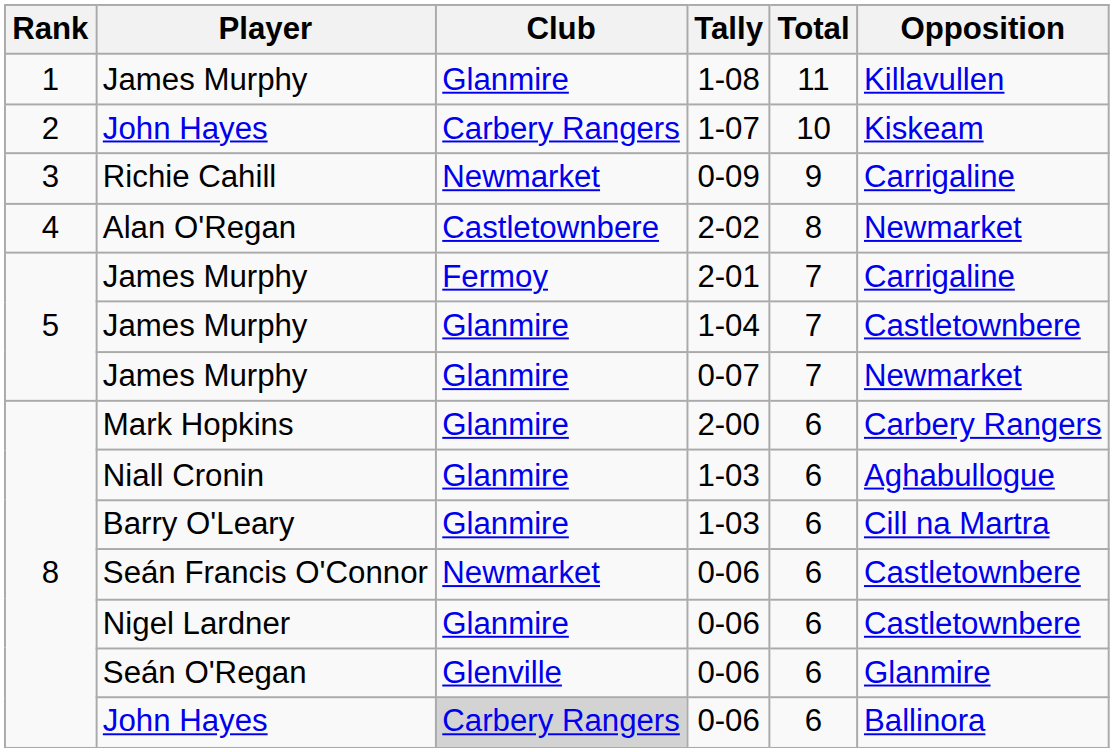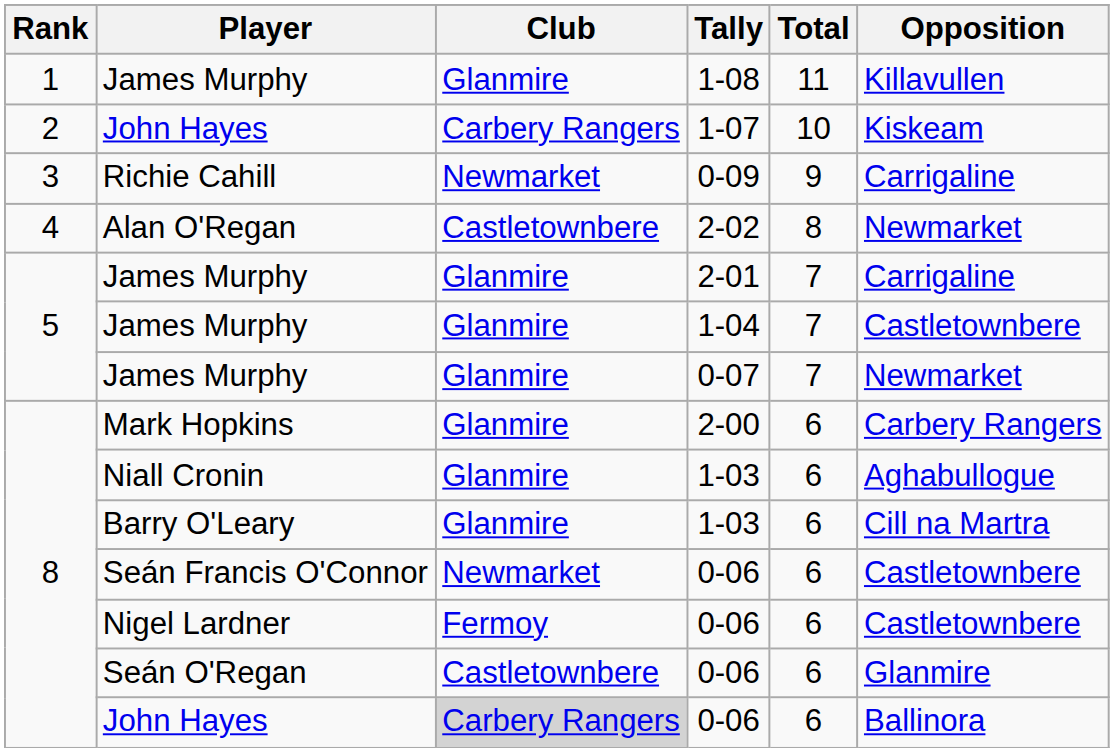(495, 276) Fermoy -> (506, 276) Glanmire
(506, 623) Glanmire -> (495, 623) Fermoy
(502, 672) Glenville -> (551, 672) Castletownbere
